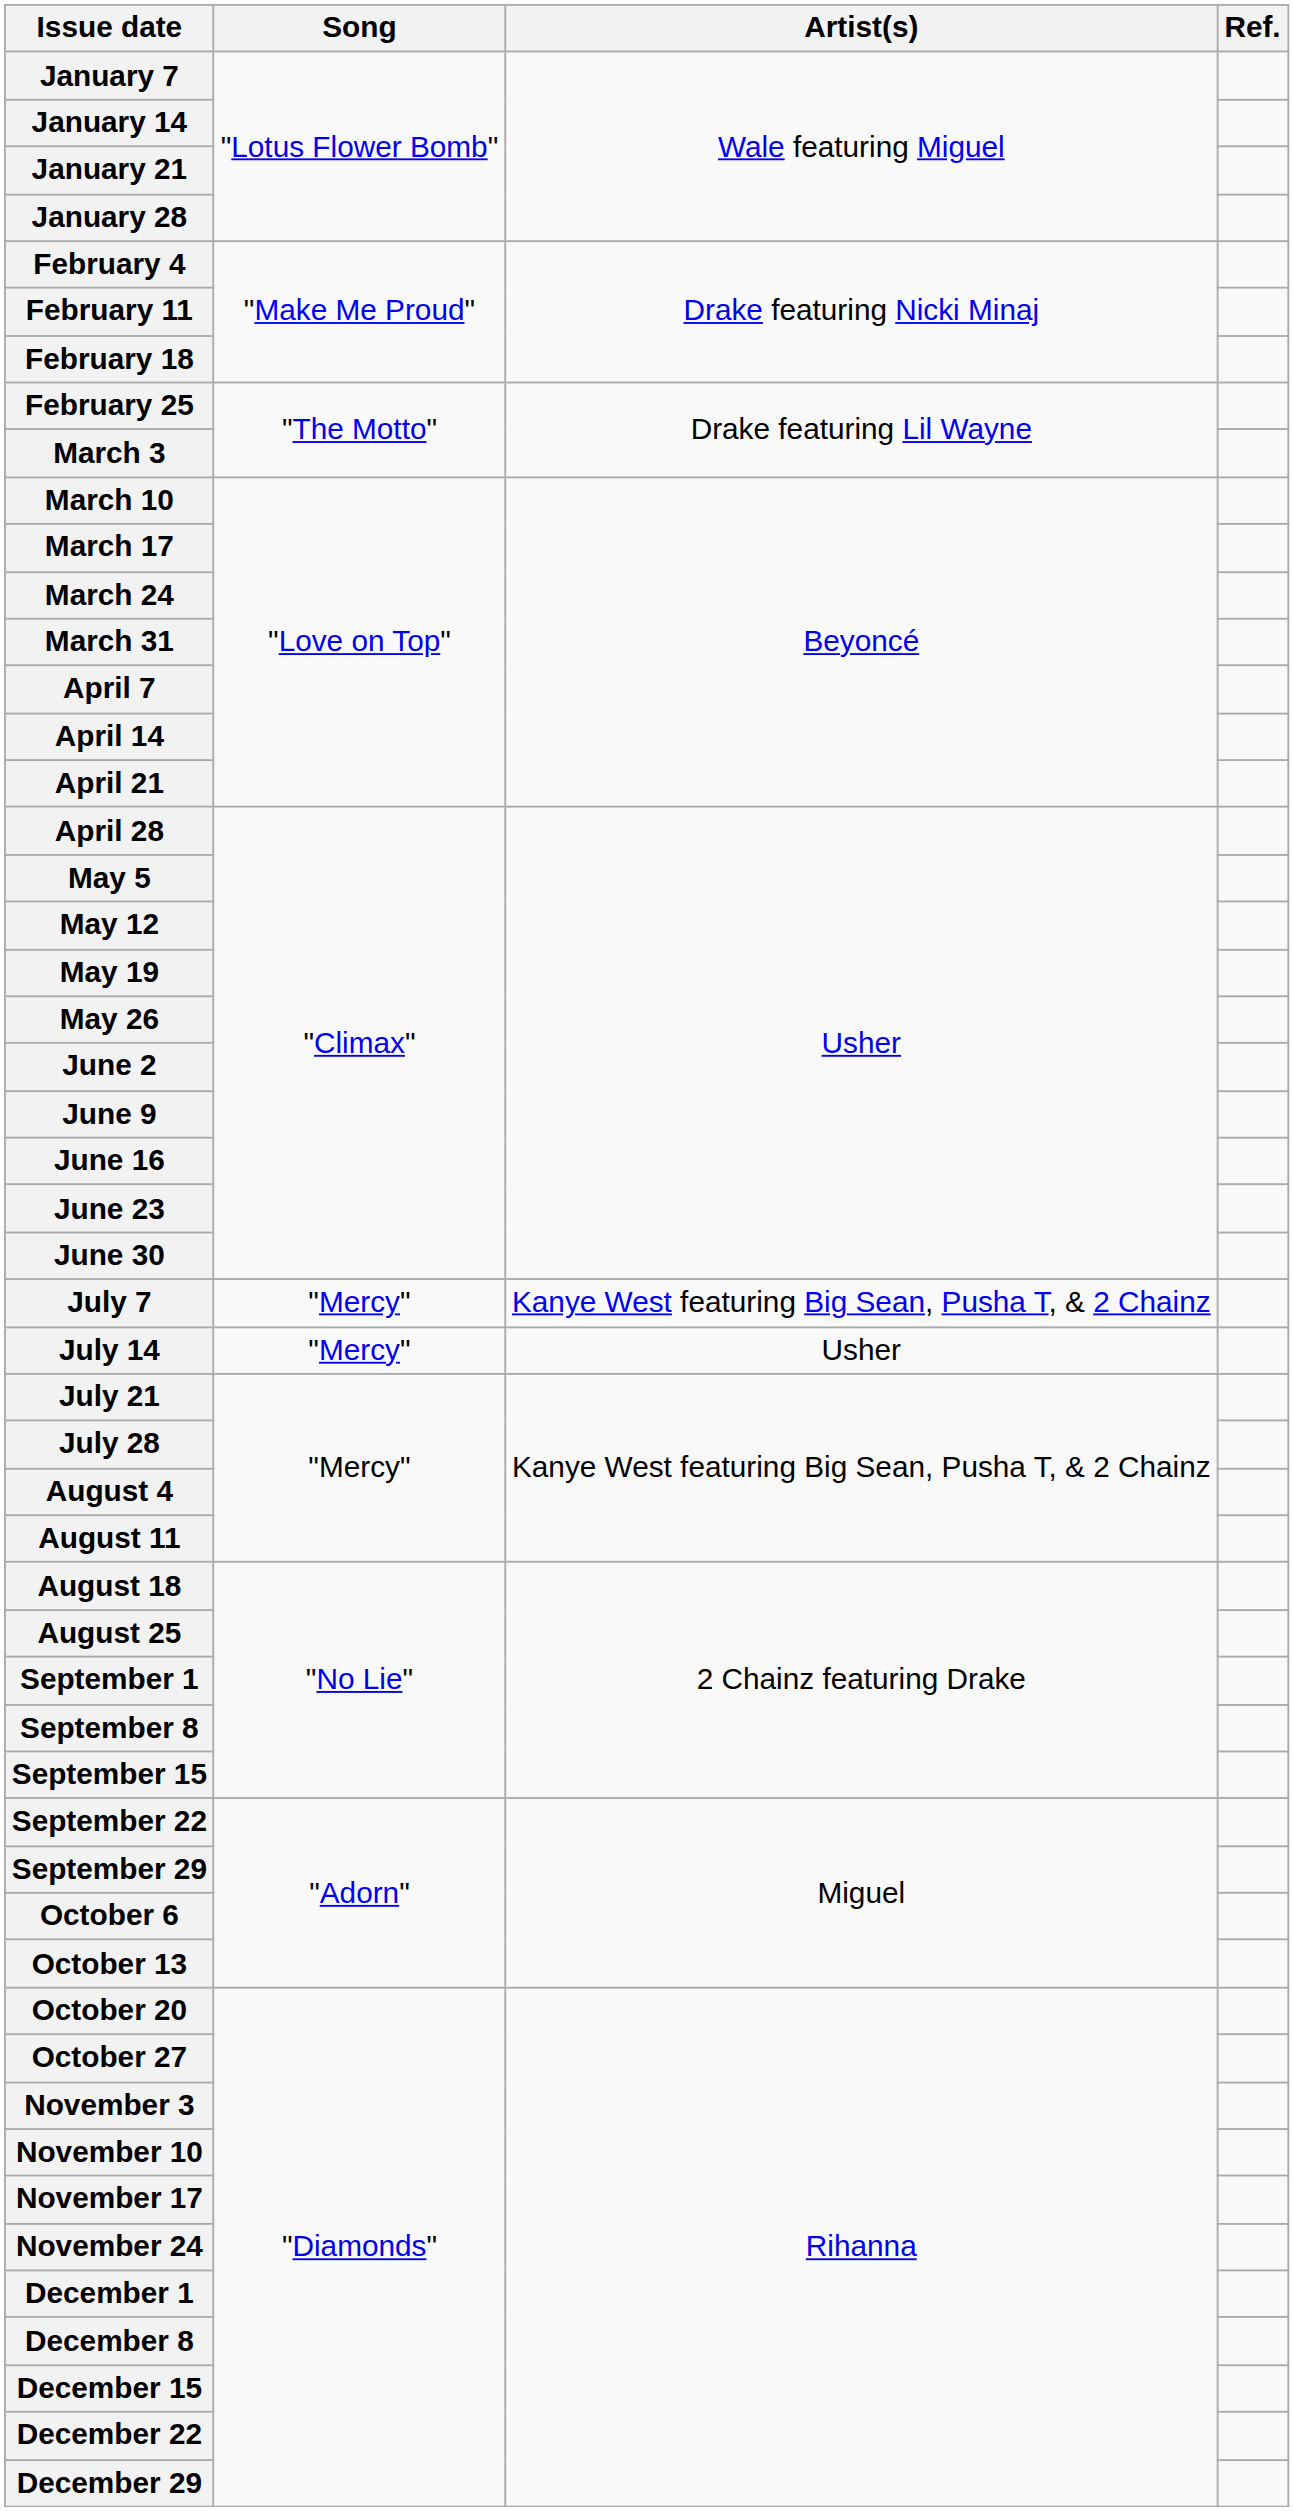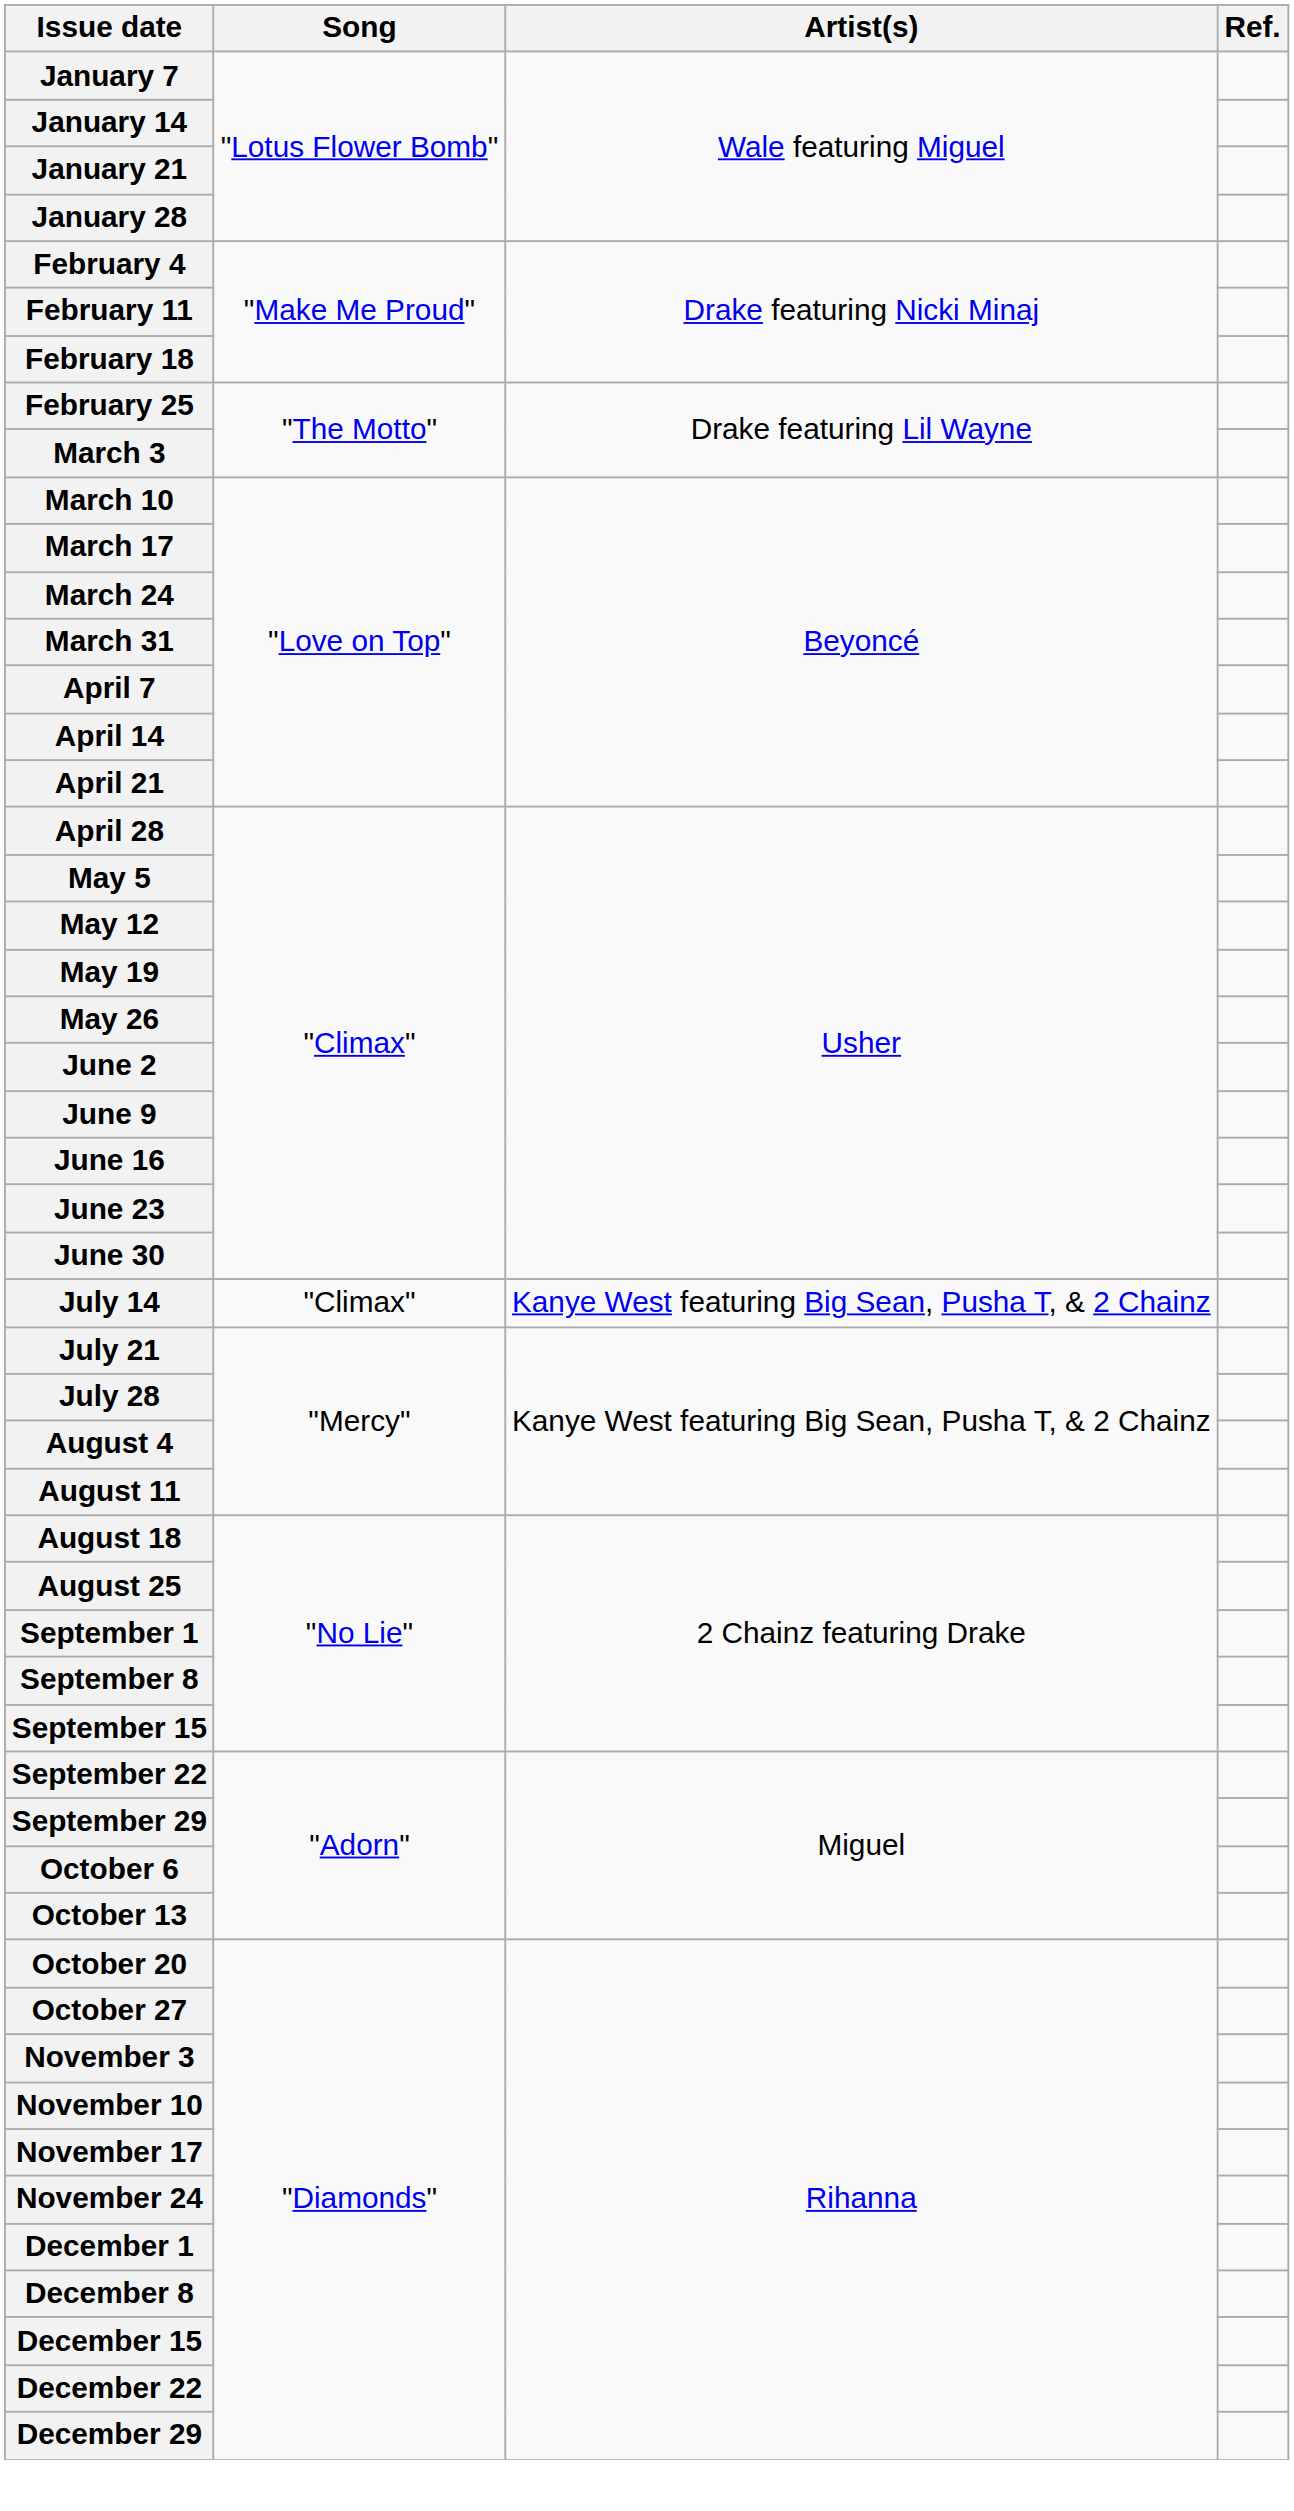- row: (109, 1302)
(359, 1349) "Mercy" -> (359, 1302) "Climax"
(861, 1349) Usher -> (861, 1302) Kanye West featuring Big Sean, Pusha T, & 2 Chainz
